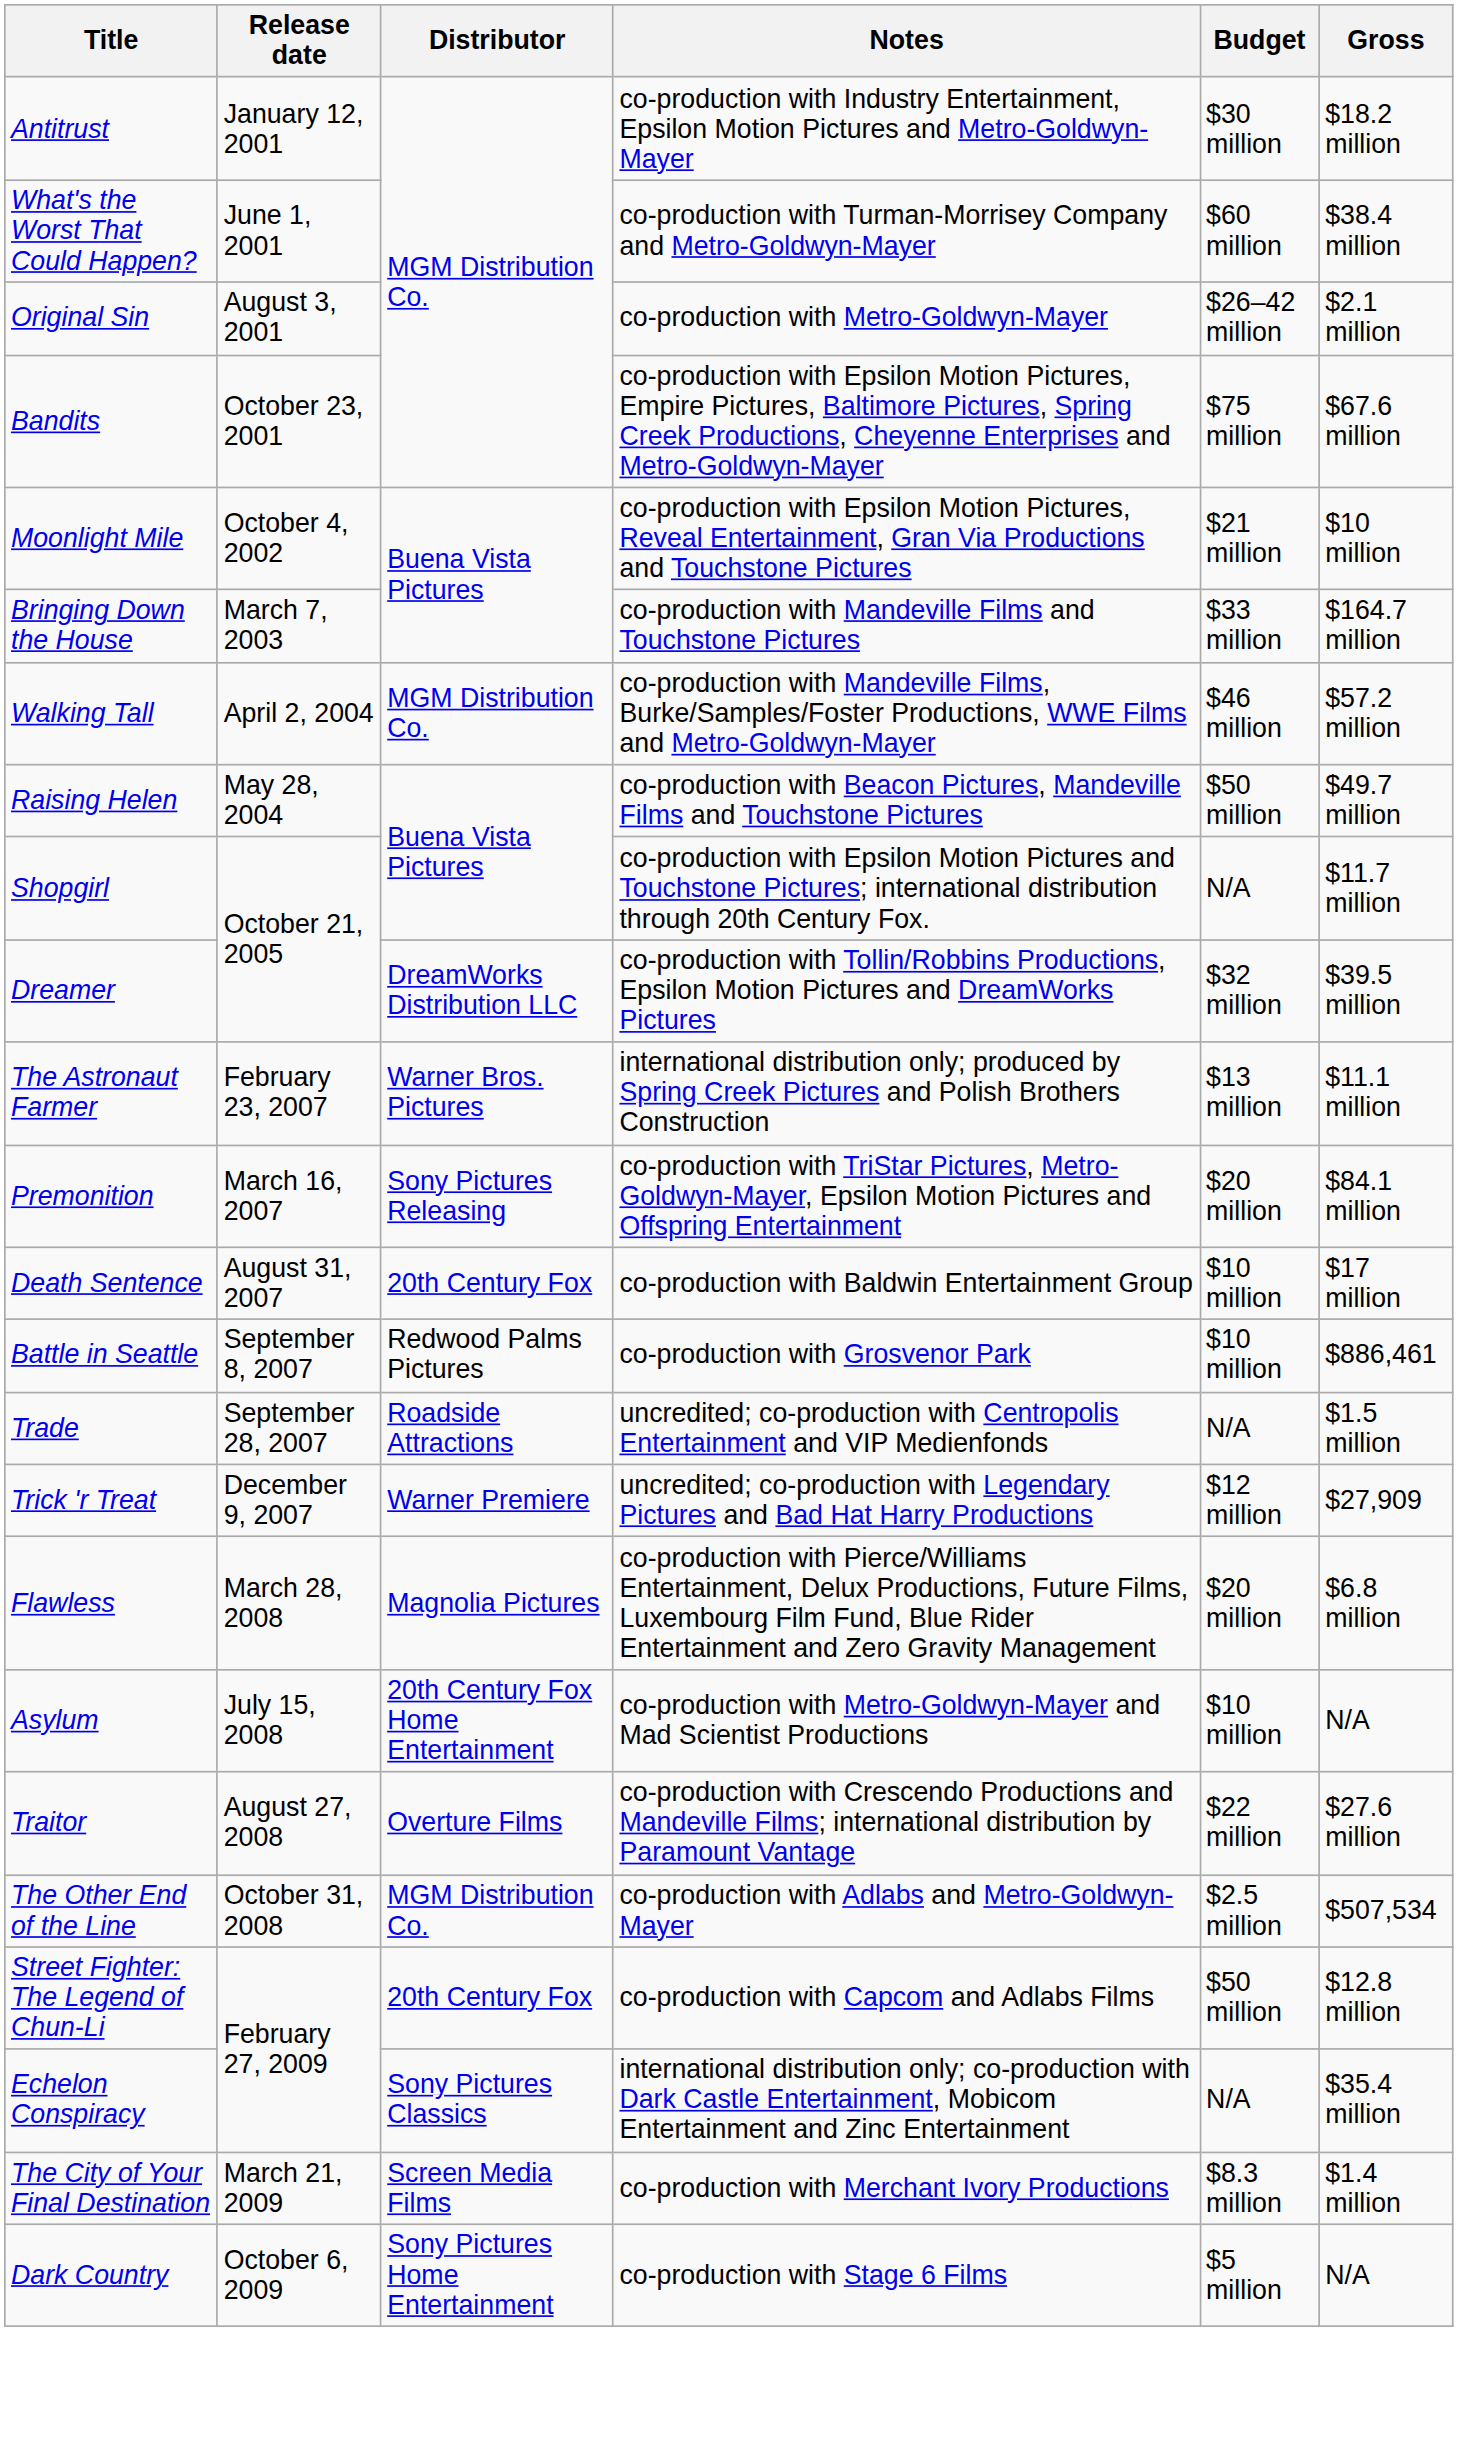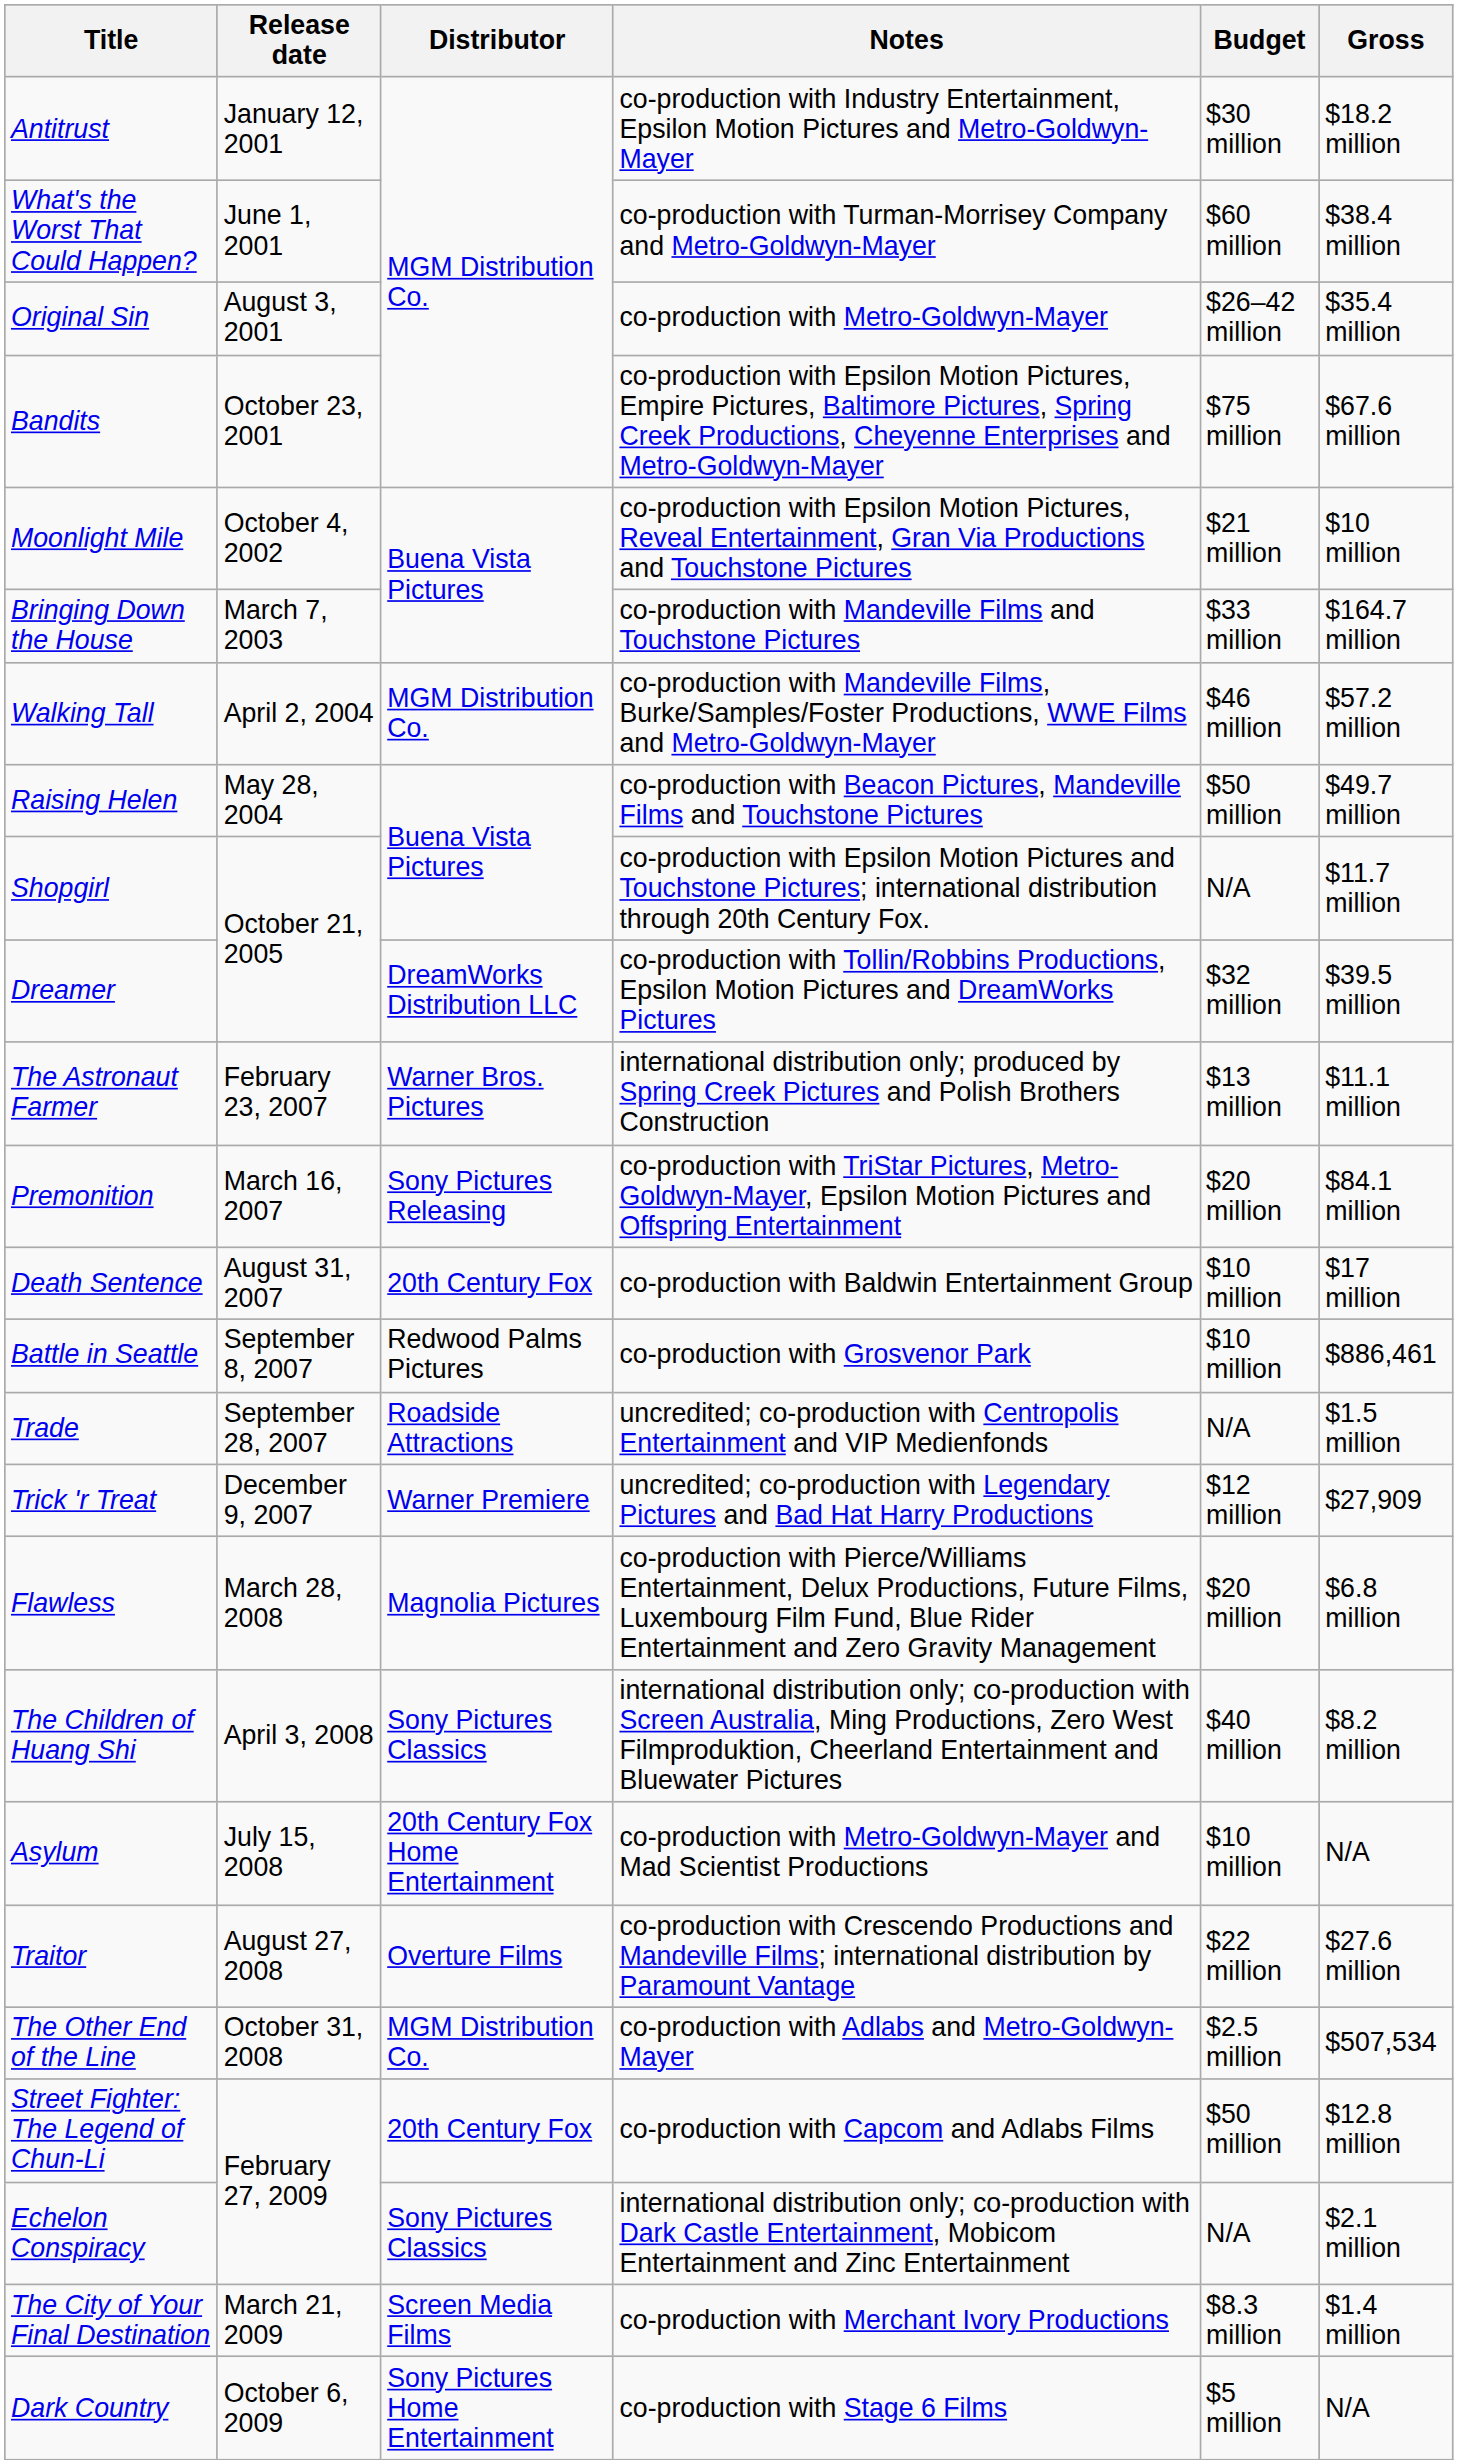(1363, 318) $2.1 million -> (1363, 318) $35.4 million
+ row: (102, 1735)
(1363, 2100) $35.4 million -> (1363, 2232) $2.1 million
